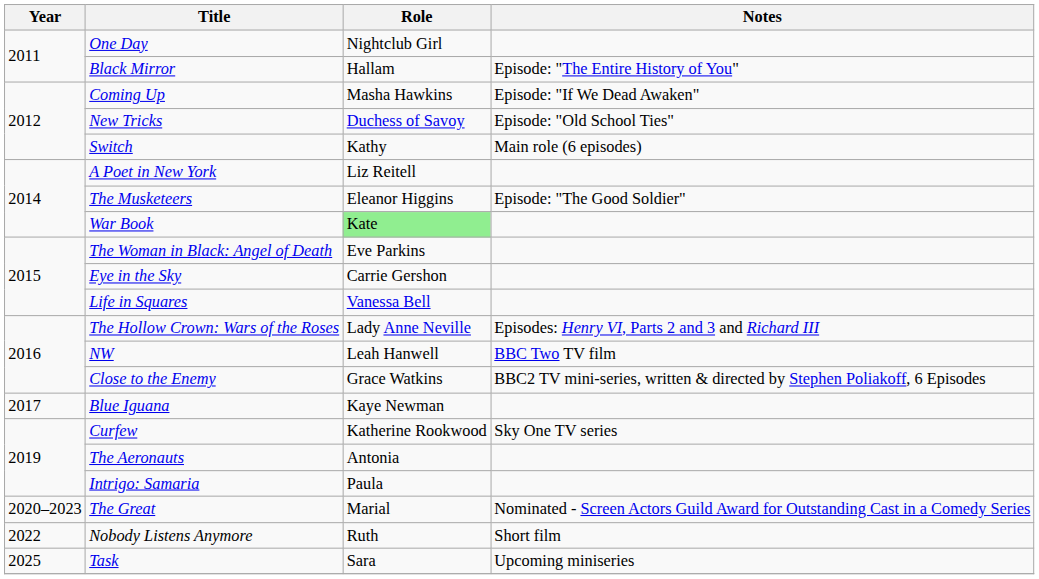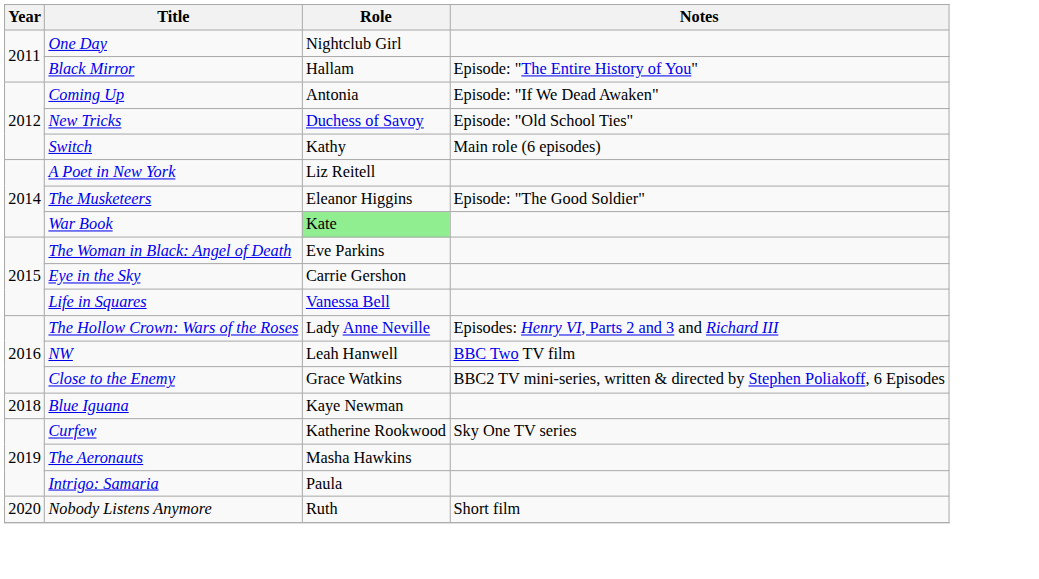(400, 95) Masha Hawkins -> (332, 95) Antonia
(25, 405) 2017 -> (25, 405) 2018
(373, 457) Antonia -> (359, 457) Masha Hawkins
- row: (122, 509)
(25, 535) 2022 -> (25, 509) 2020
- row: (104, 560)
